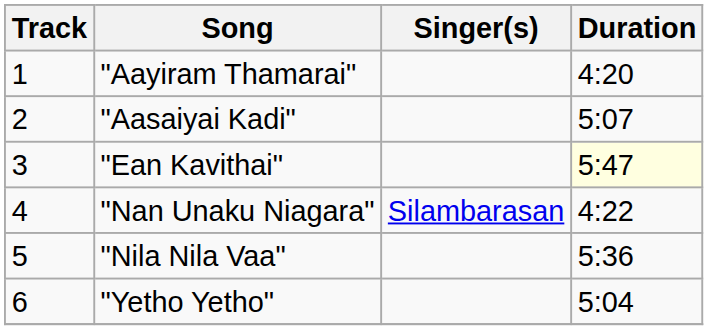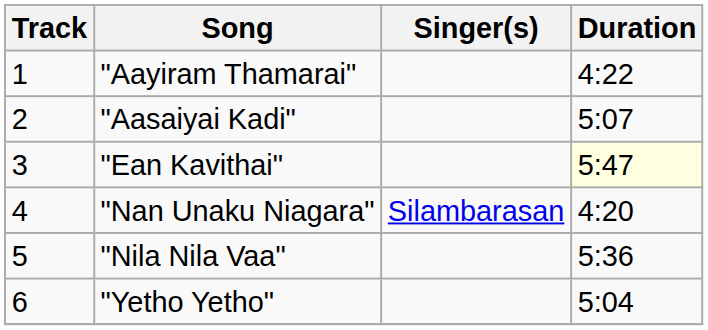(606, 74) 4:20 -> (606, 74) 4:22
(606, 211) 4:22 -> (606, 211) 4:20
